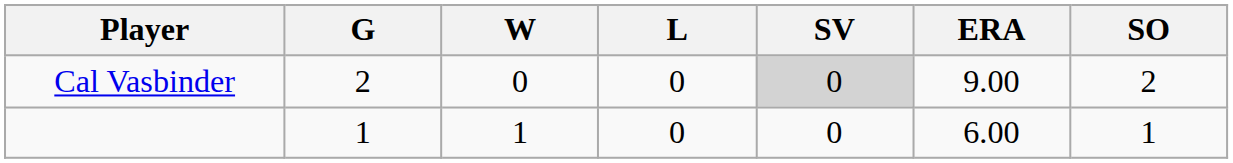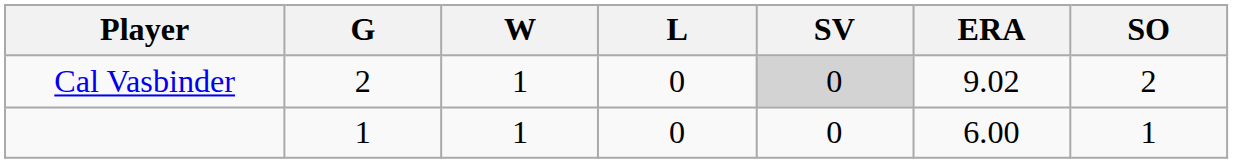(520, 81) 0 -> (520, 81) 1
(991, 81) 9.00 -> (991, 81) 9.02
